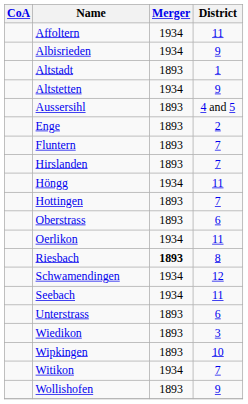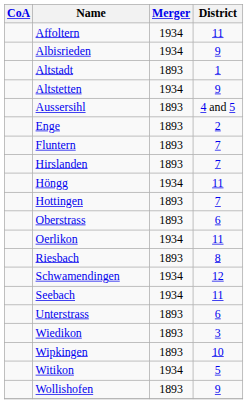(171, 257) bold -> (171, 257) normal
(218, 370) 7 -> (218, 370) 5
